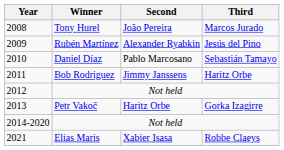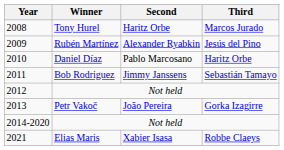(147, 28) João Pereira -> (146, 28) Haritz Orbe
(241, 59) Sebastián Tamayo -> (228, 59) Haritz Orbe
(228, 75) Haritz Orbe -> (241, 75) Sebastián Tamayo
(146, 106) Haritz Orbe -> (147, 106) João Pereira
